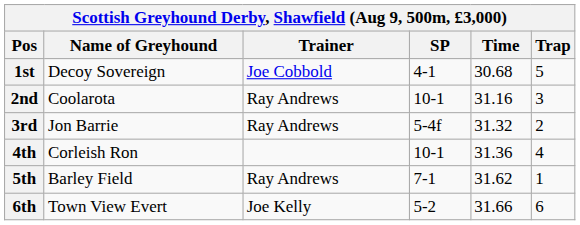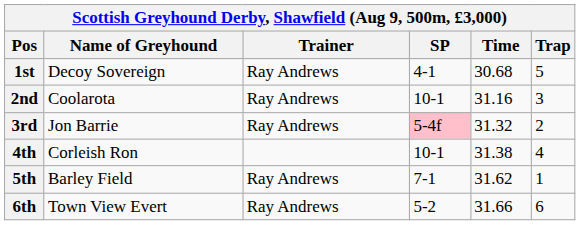(289, 71) Joe Cobbold -> (293, 71) Ray Andrews
(428, 125) no background -> (428, 125) pink background
(493, 152) 31.36 -> (493, 152) 31.38
(279, 206) Joe Kelly -> (293, 206) Ray Andrews
